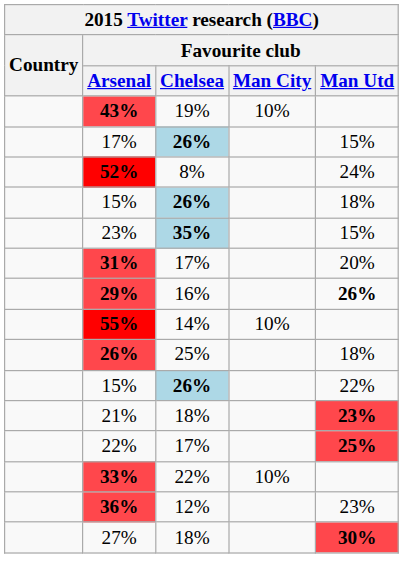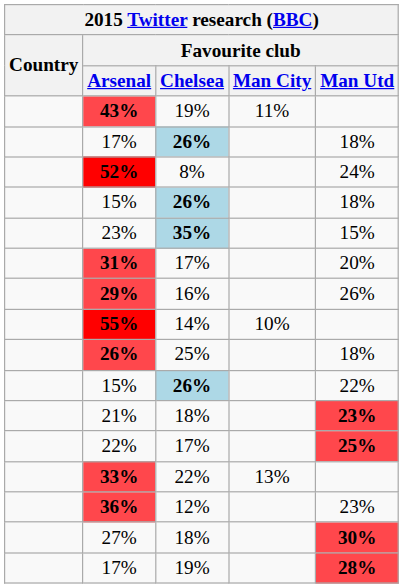(272, 111) 10% -> (272, 111) 11%
(357, 141) 15% -> (357, 141) 18%
(357, 293) bold -> (357, 293) normal
(272, 476) 10% -> (272, 476) 13%
+ row: (119, 567)
